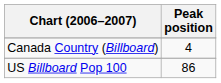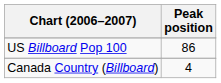rows swapped: (83, 48) <-> (67, 68)
